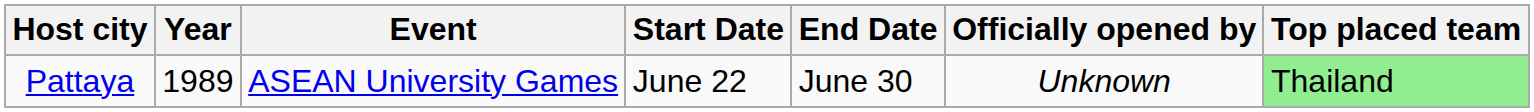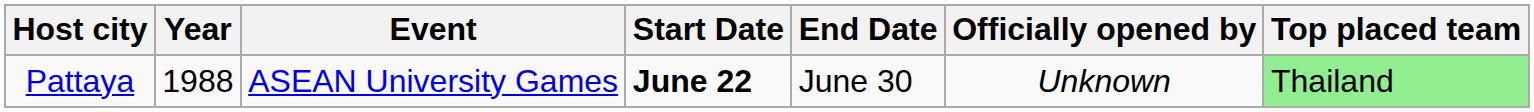(198, 80) 1989 -> (198, 80) 1988
(690, 80) normal -> (692, 80) bold
